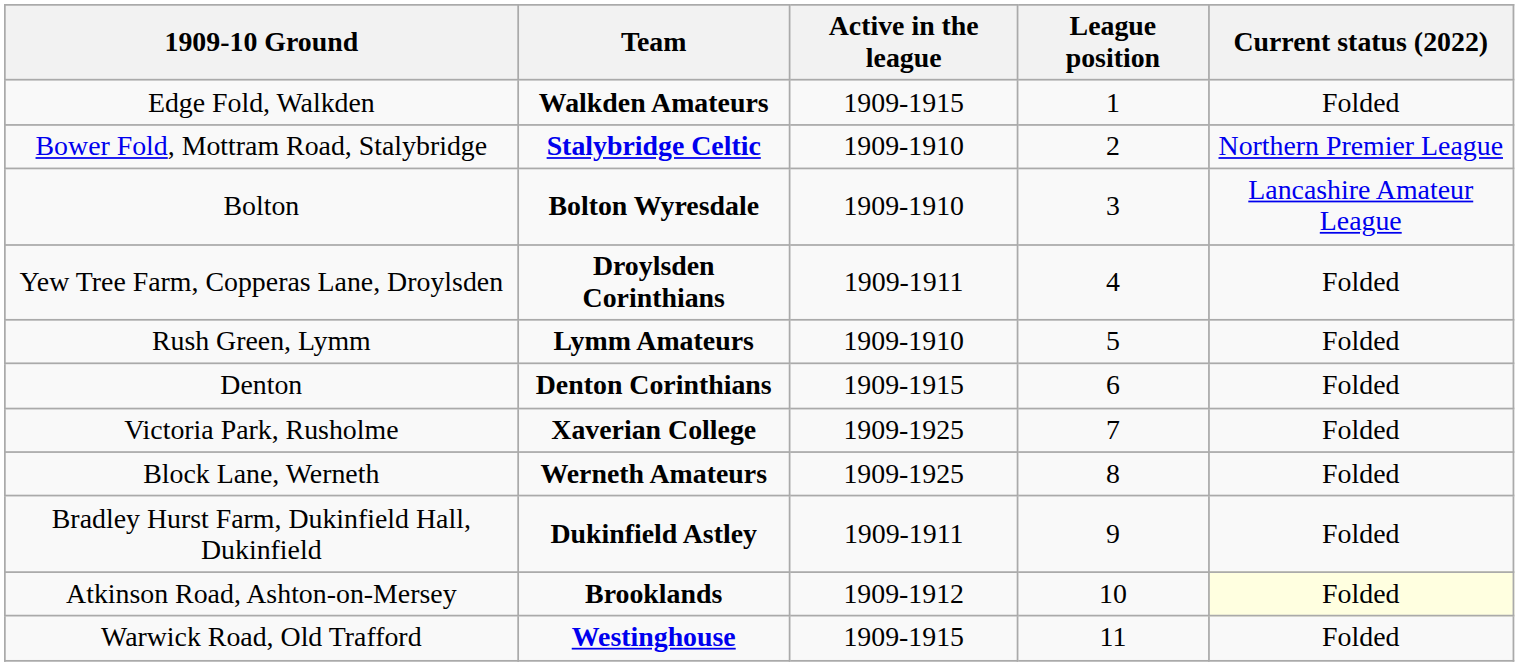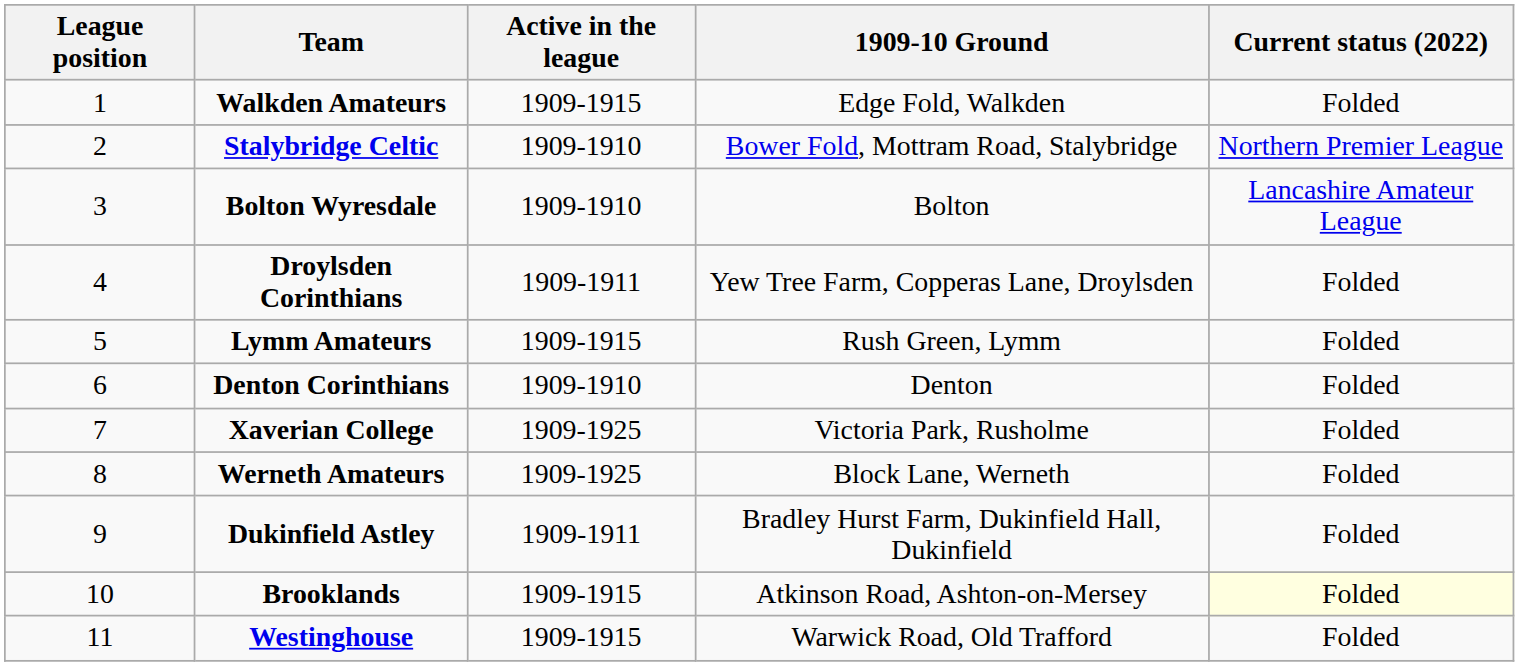columns swapped: (1113, 42) <-> (261, 42)
(904, 341) 1909-1910 -> (581, 341) 1909-1915
(904, 385) 1909-1915 -> (581, 385) 1909-1910
(904, 593) 1909-1912 -> (581, 593) 1909-1915
